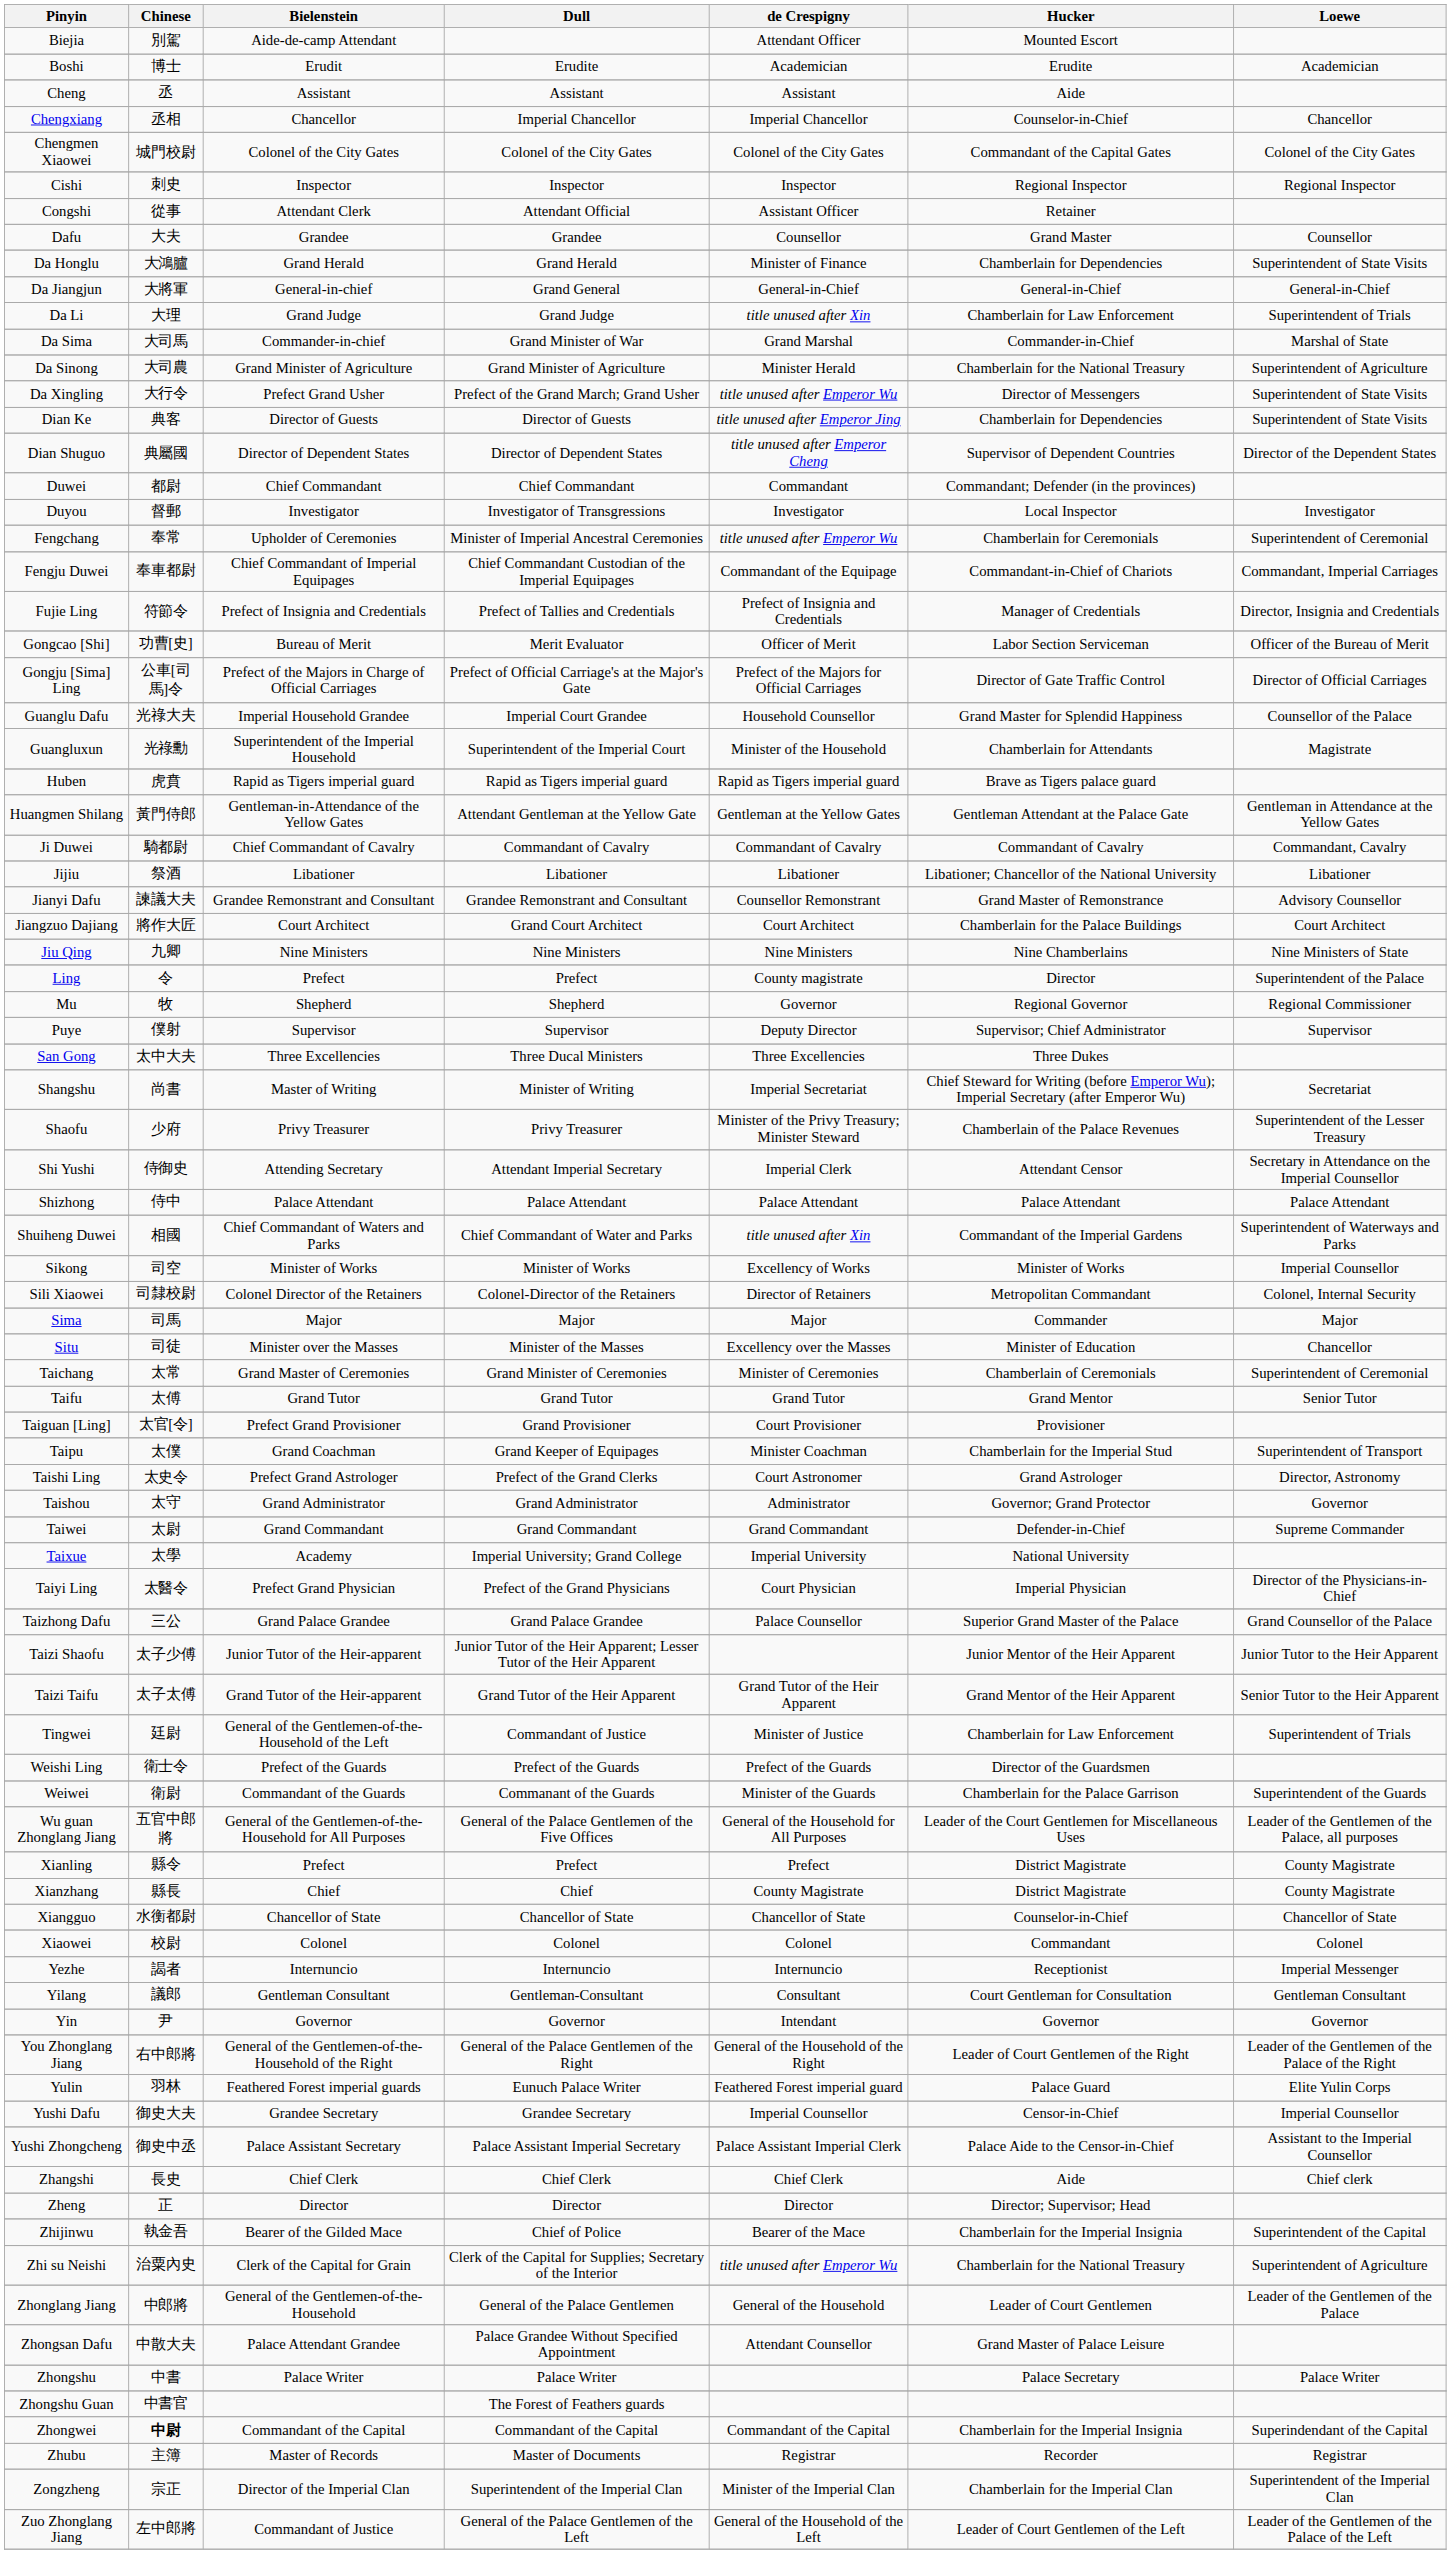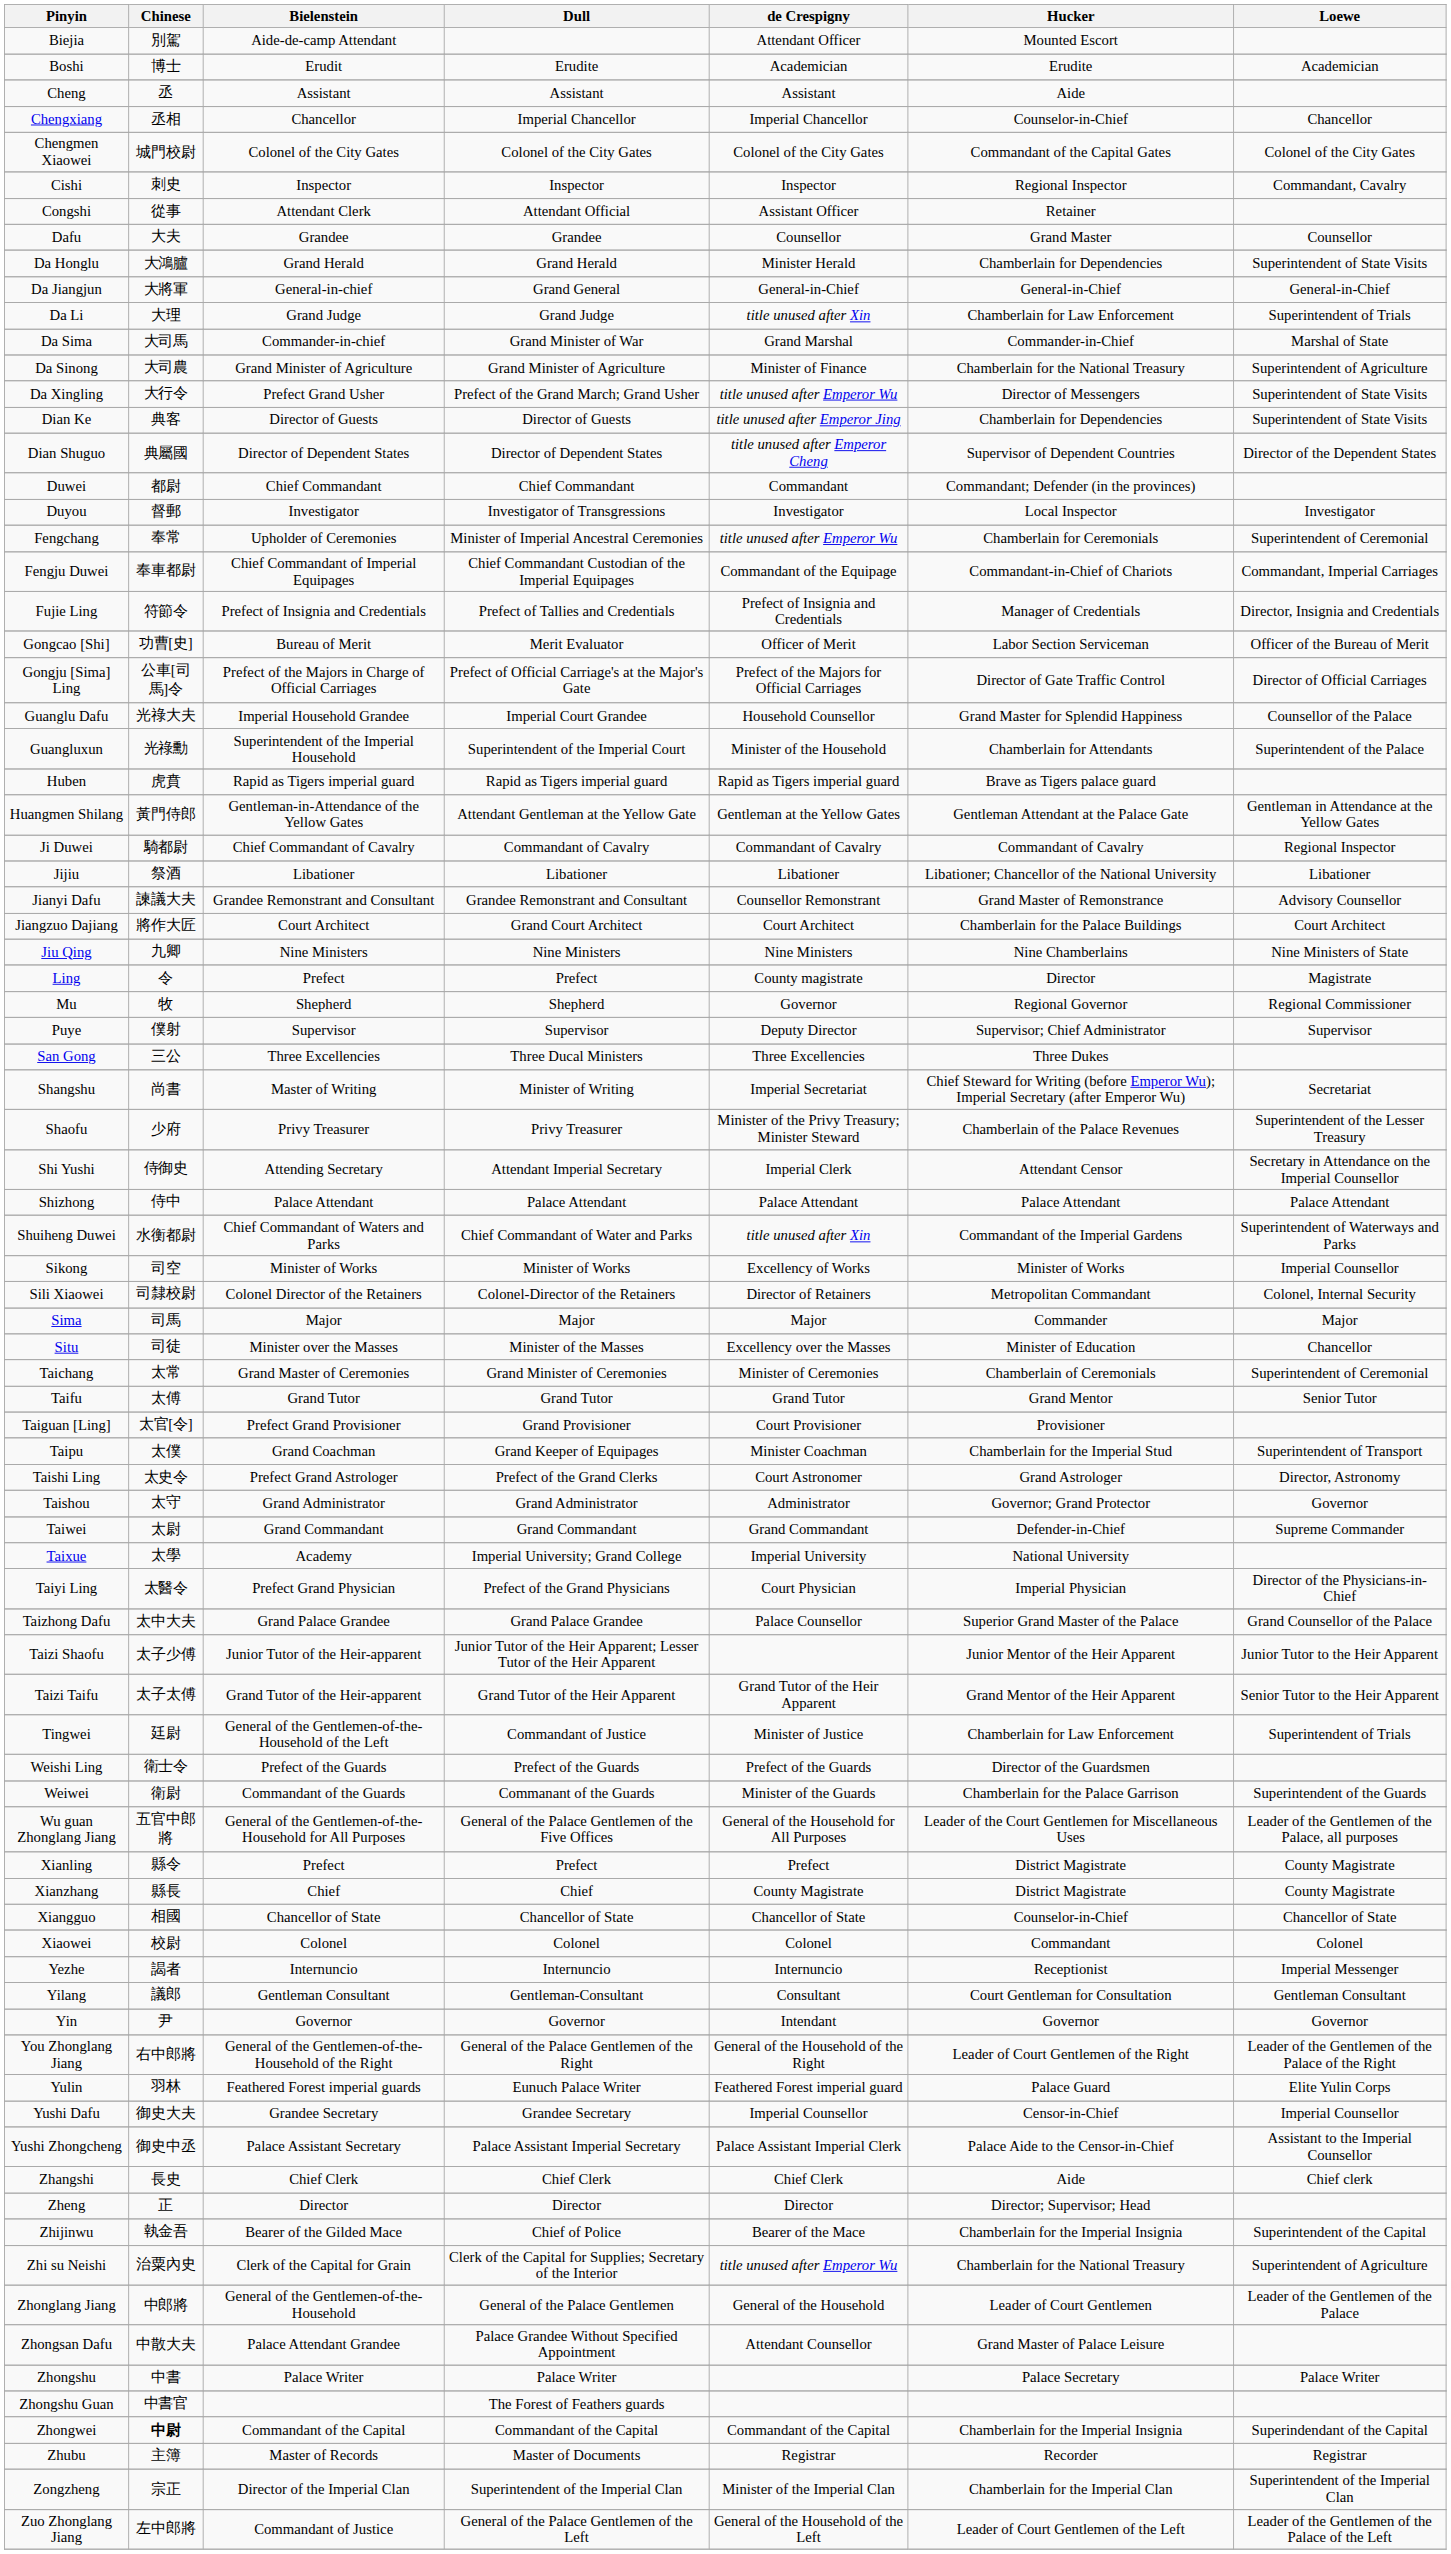(1340, 185) Regional Inspector -> (1340, 185) Commandant, Cavalry
(809, 263) Minister of Finance -> (809, 263) Minister Herald
(809, 367) Minister Herald -> (809, 367) Minister of Finance
(1340, 748) Magistrate -> (1340, 748) Superintendent of the Palace
(1340, 847) Commandant, Cavalry -> (1340, 847) Regional Inspector
(1340, 978) Superintendent of the Palace -> (1340, 978) Magistrate
(166, 1056) 太中大夫 -> (166, 1056) 三公
(166, 1235) 相國 -> (166, 1235) 水衡都尉
(166, 1621) 三公 -> (166, 1621) 太中大夫
(166, 1916) 水衡都尉 -> (166, 1916) 相國
